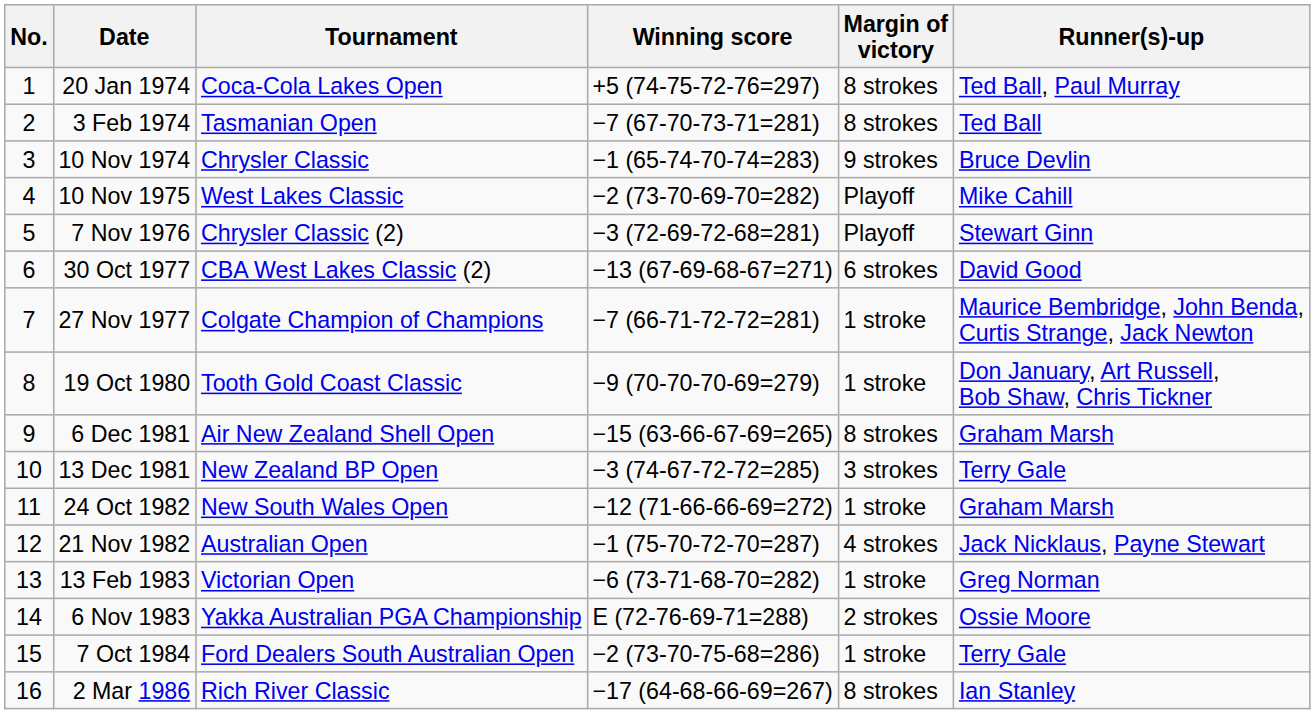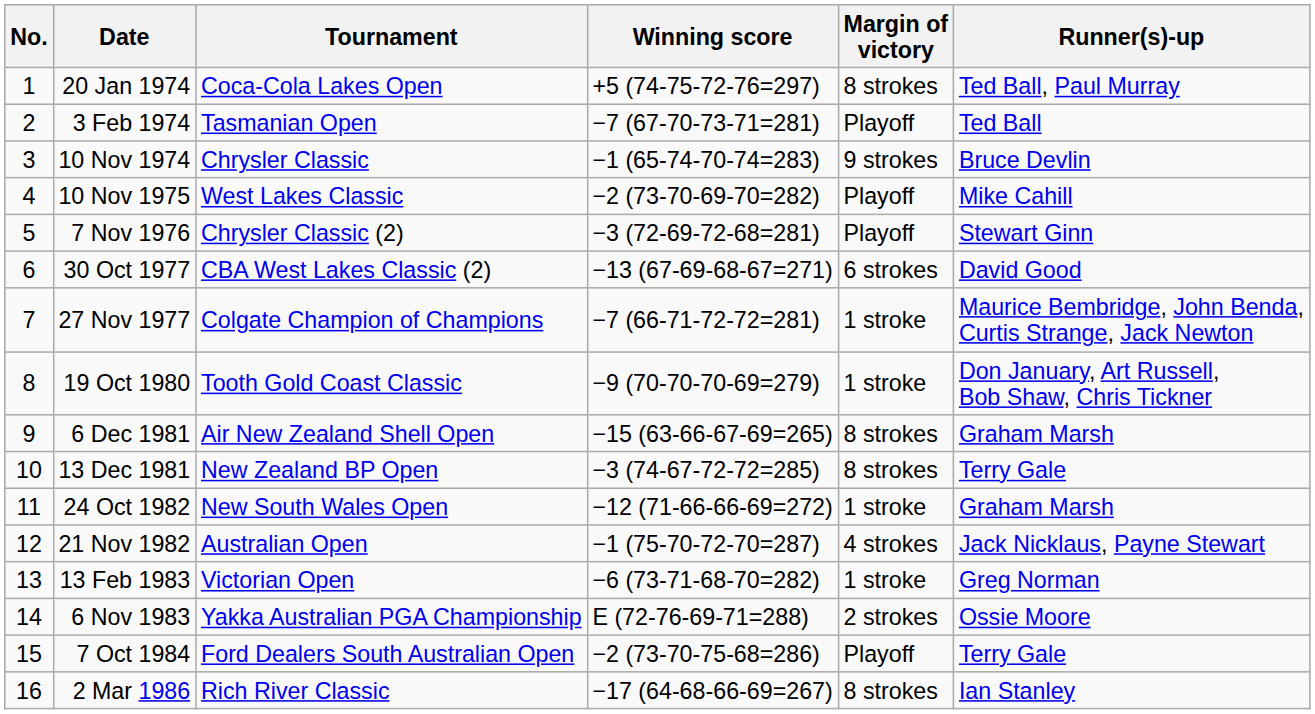(891, 123) 8 strokes -> (879, 123) Playoff
(891, 470) 3 strokes -> (891, 470) 8 strokes
(885, 654) 1 stroke -> (879, 654) Playoff
